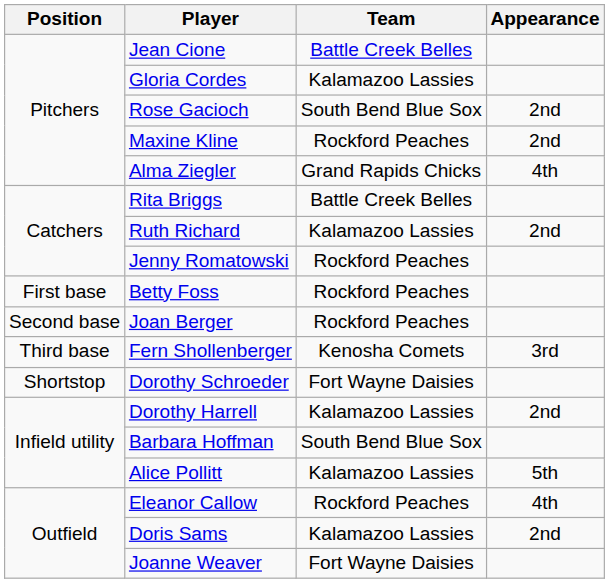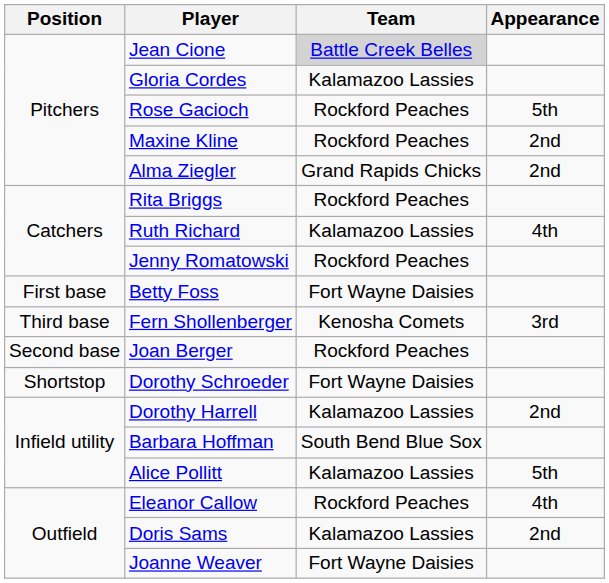(391, 49) no background -> (391, 49) lightgrey background
(391, 110) South Bend Blue Sox -> (391, 110) Rockford Peaches
(545, 110) 2nd -> (545, 110) 5th
(545, 170) 4th -> (545, 170) 2nd
(391, 200) Battle Creek Belles -> (391, 200) Rockford Peaches
(545, 230) 2nd -> (545, 230) 4th
(391, 291) Rockford Peaches -> (391, 291) Fort Wayne Daisies
rows swapped: (181, 321) <-> (210, 351)
